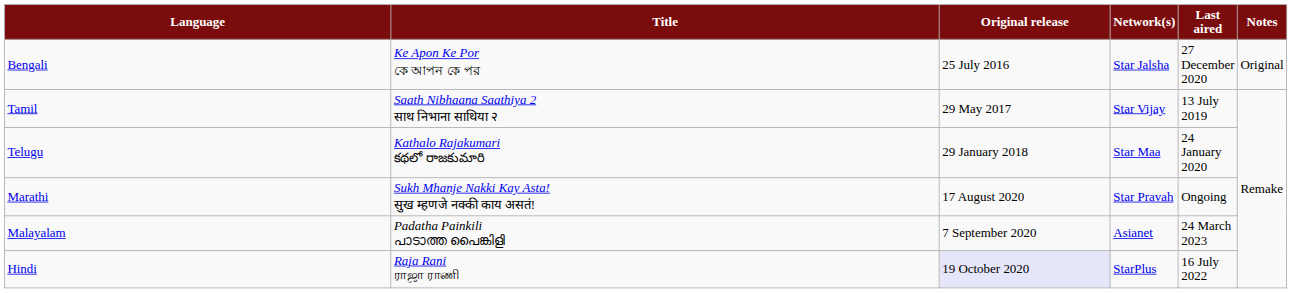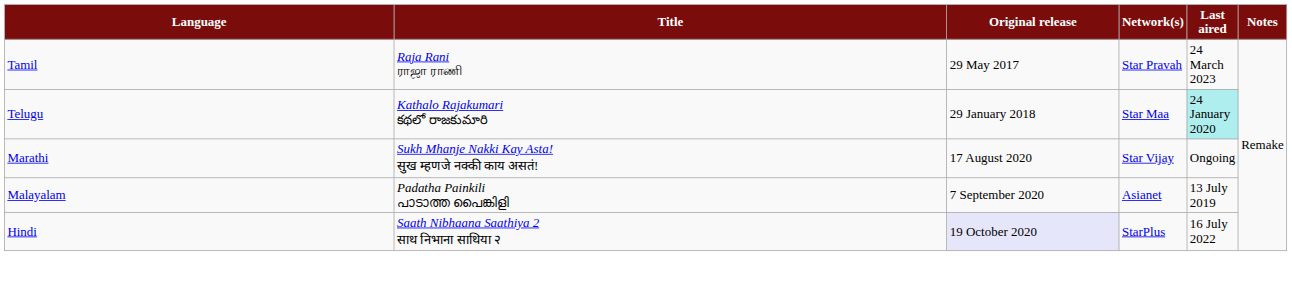- row: (28, 64)
(465, 108) Saath Nibhaana Saathiya 2 साथ निभाना साथिया २ -> (430, 63) Raja Rani ராஜா ராணி
(1139, 108) Star Vijay -> (1152, 64) Star Pravah
(1200, 108) 13 July 2019 -> (1207, 64) 24 March 2023
(1201, 152) no background -> (1210, 114) paleturquoise background
(1143, 196) Star Pravah -> (1148, 158) Star Vijay
(1206, 233) 24 March 2023 -> (1209, 195) 13 July 2019
(427, 268) Raja Rani ராஜா ராணி -> (468, 231) Saath Nibhaana Saathiya 2 साथ निभाना साथिया २
